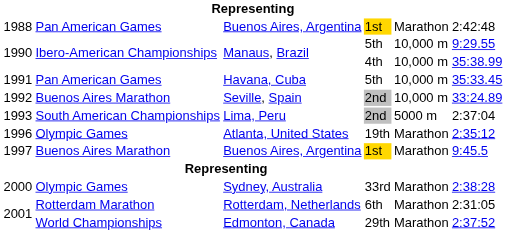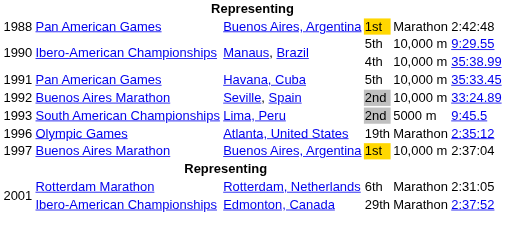(474, 115) 2:37:04 -> (469, 115) 9:45.5
(421, 151) Marathon -> (420, 151) 10,000 m
(470, 151) 9:45.5 -> (473, 151) 2:37:04
- row: (18, 187)
(99, 222) World Championships -> (126, 204) Ibero-American Championships
